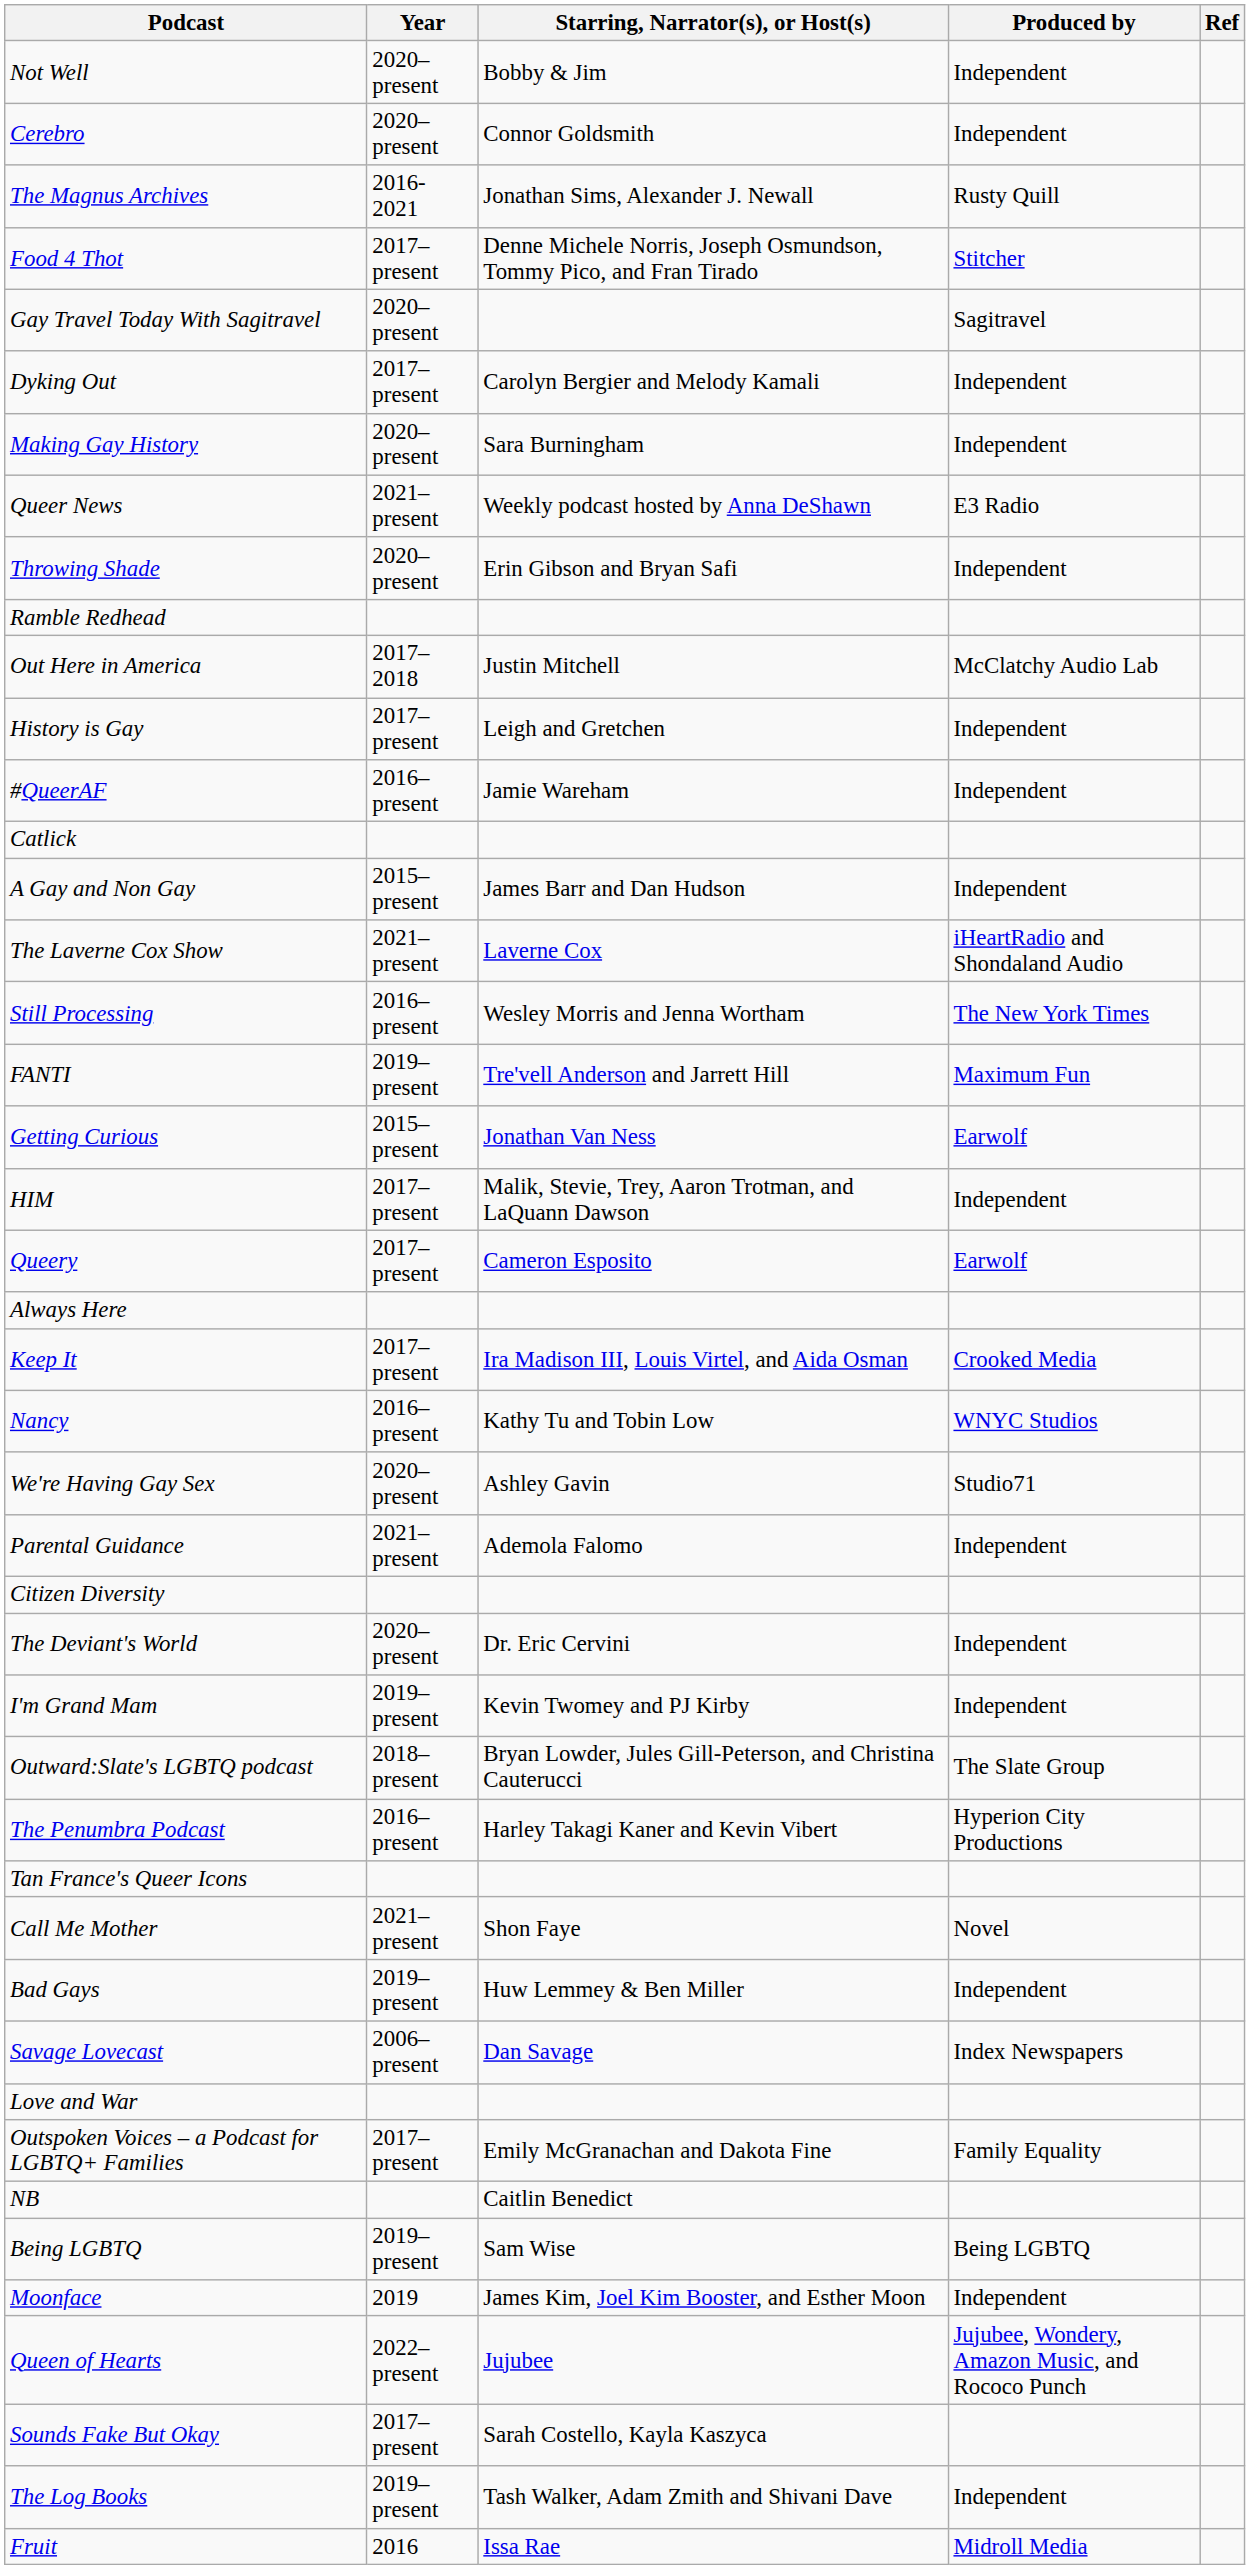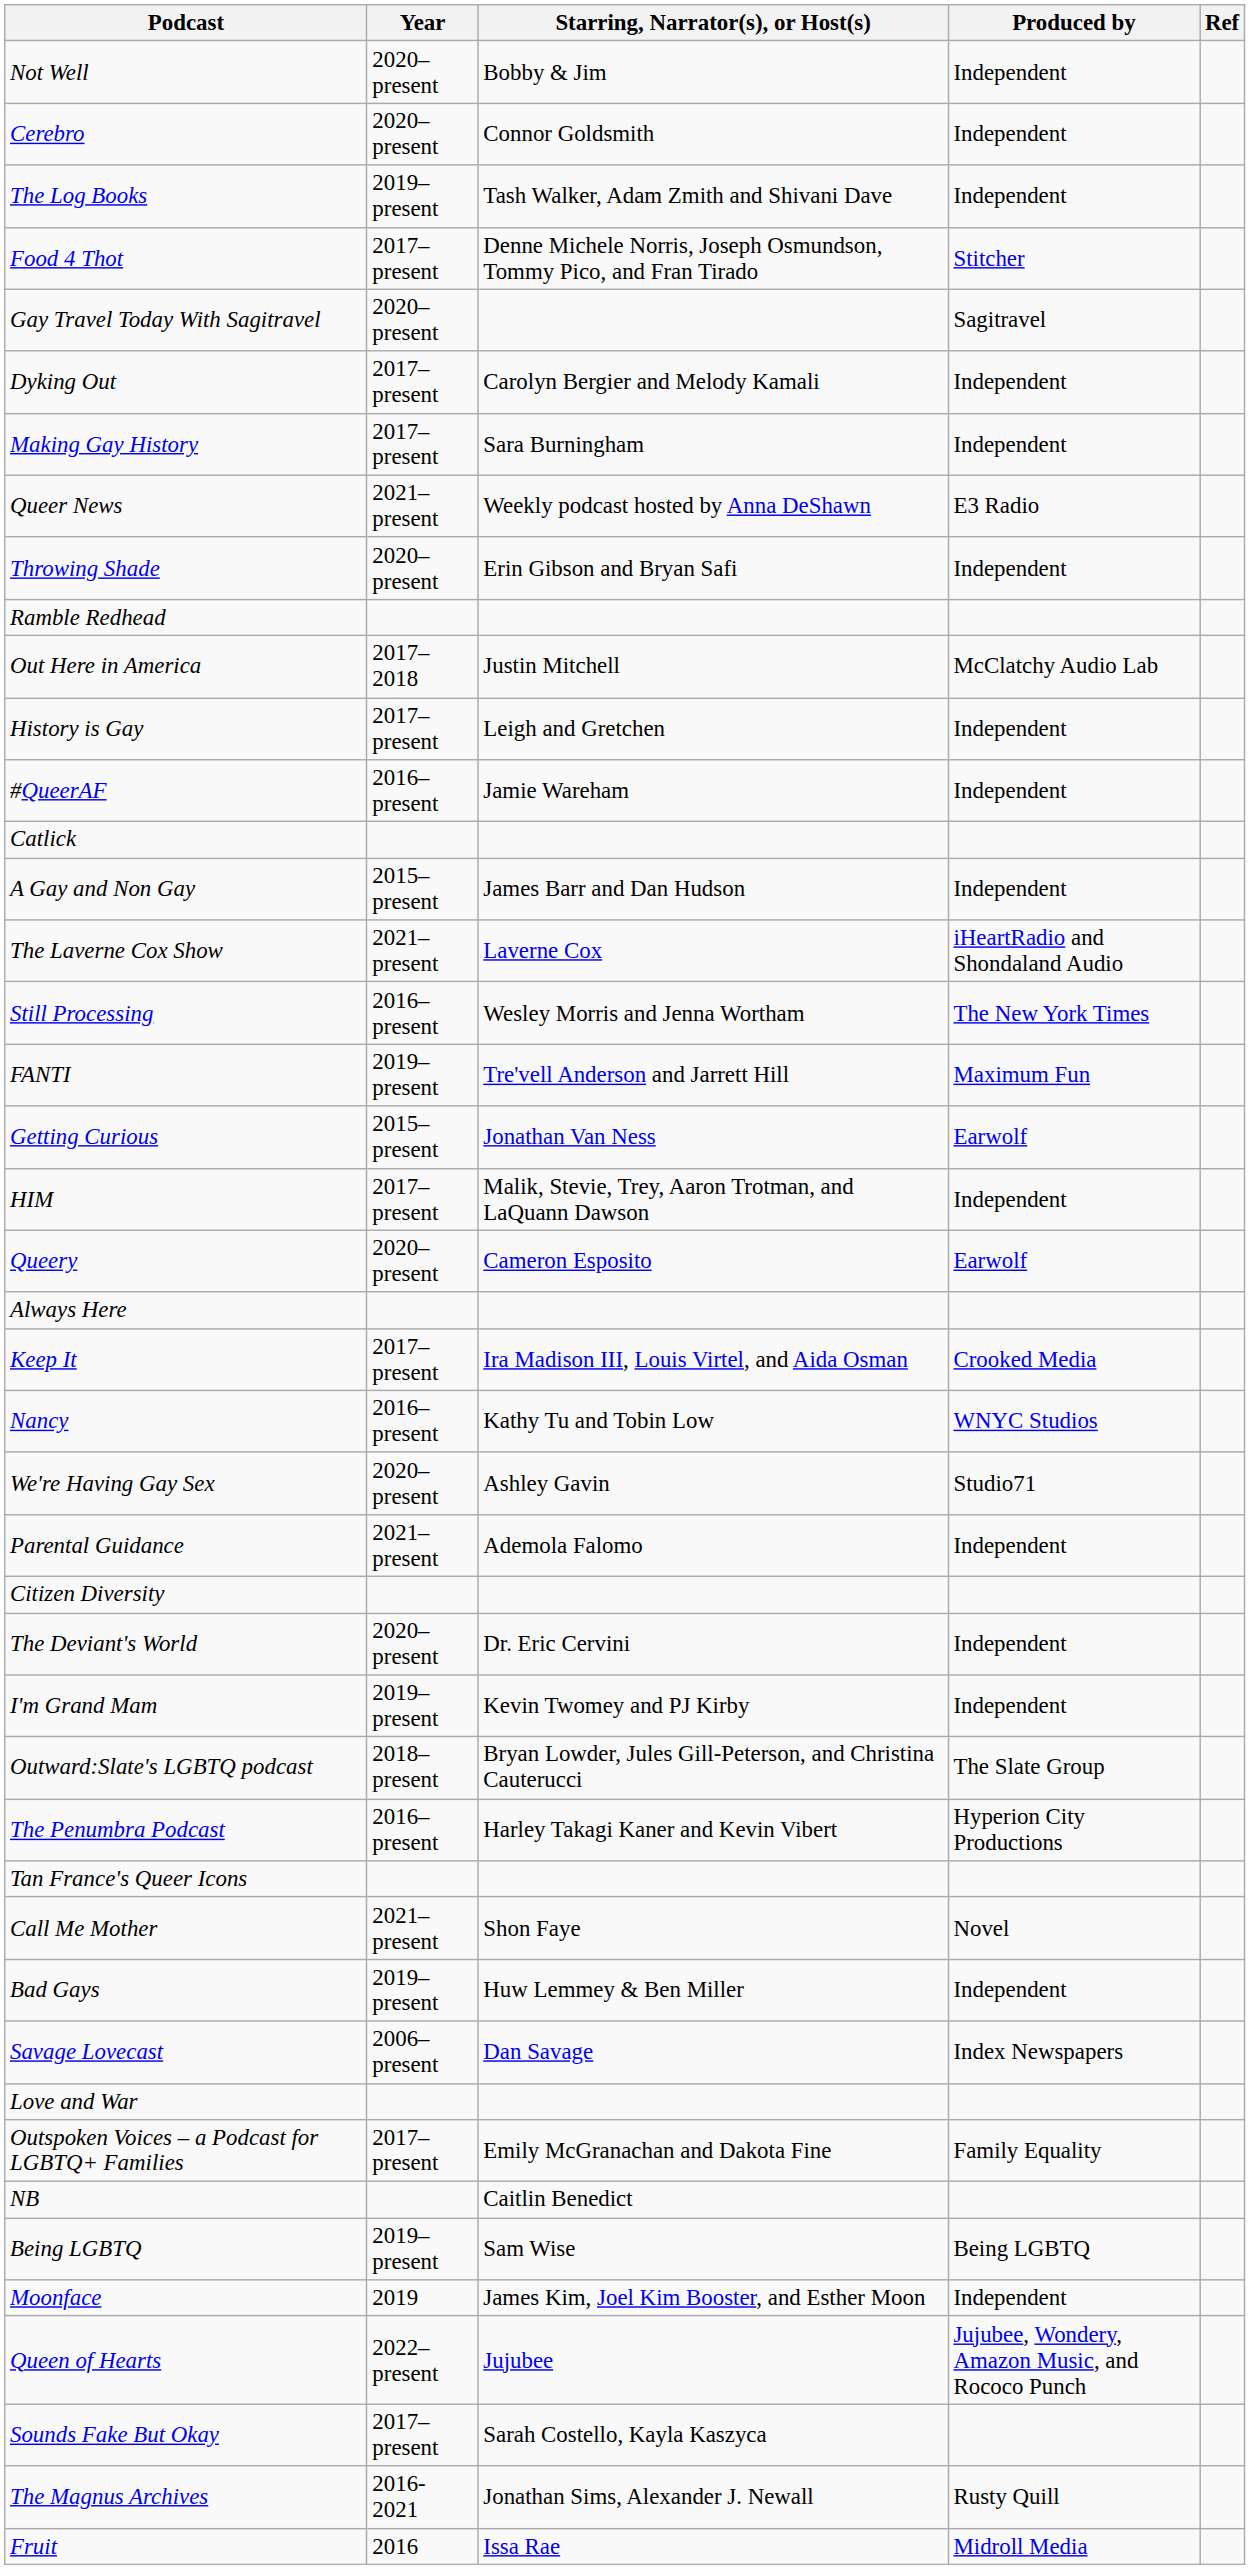rows swapped: (79, 2496) <-> (109, 195)
(405, 443) 2020–present -> (405, 443) 2017–present
(405, 1260) 2017–present -> (405, 1260) 2020–present
